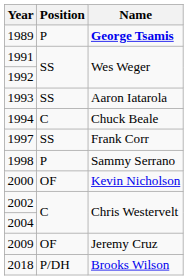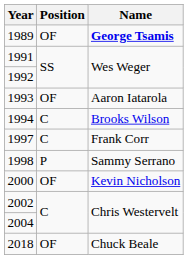(43, 35) P -> (48, 35) OF
(47, 98) SS -> (48, 98) OF
(125, 118) Chuck Beale -> (130, 118) Brooks Wilson
(47, 139) SS -> (44, 139) C
- row: (21, 243)
(55, 264) P/DH -> (48, 243) OF
(130, 264) Brooks Wilson -> (125, 243) Chuck Beale
